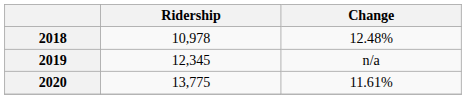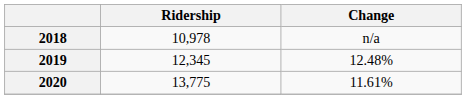(371, 37) 12.48% -> (371, 37) n/a
(371, 60) n/a -> (371, 60) 12.48%
